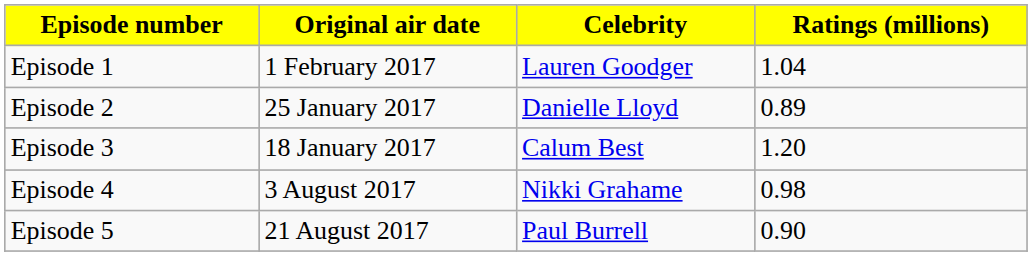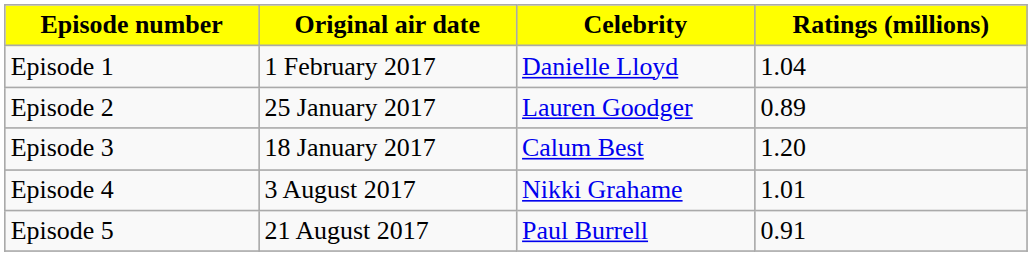(607, 66) Lauren Goodger -> (600, 66) Danielle Lloyd
(600, 107) Danielle Lloyd -> (607, 107) Lauren Goodger
(783, 189) 0.98 -> (783, 189) 1.01
(783, 230) 0.90 -> (783, 230) 0.91
